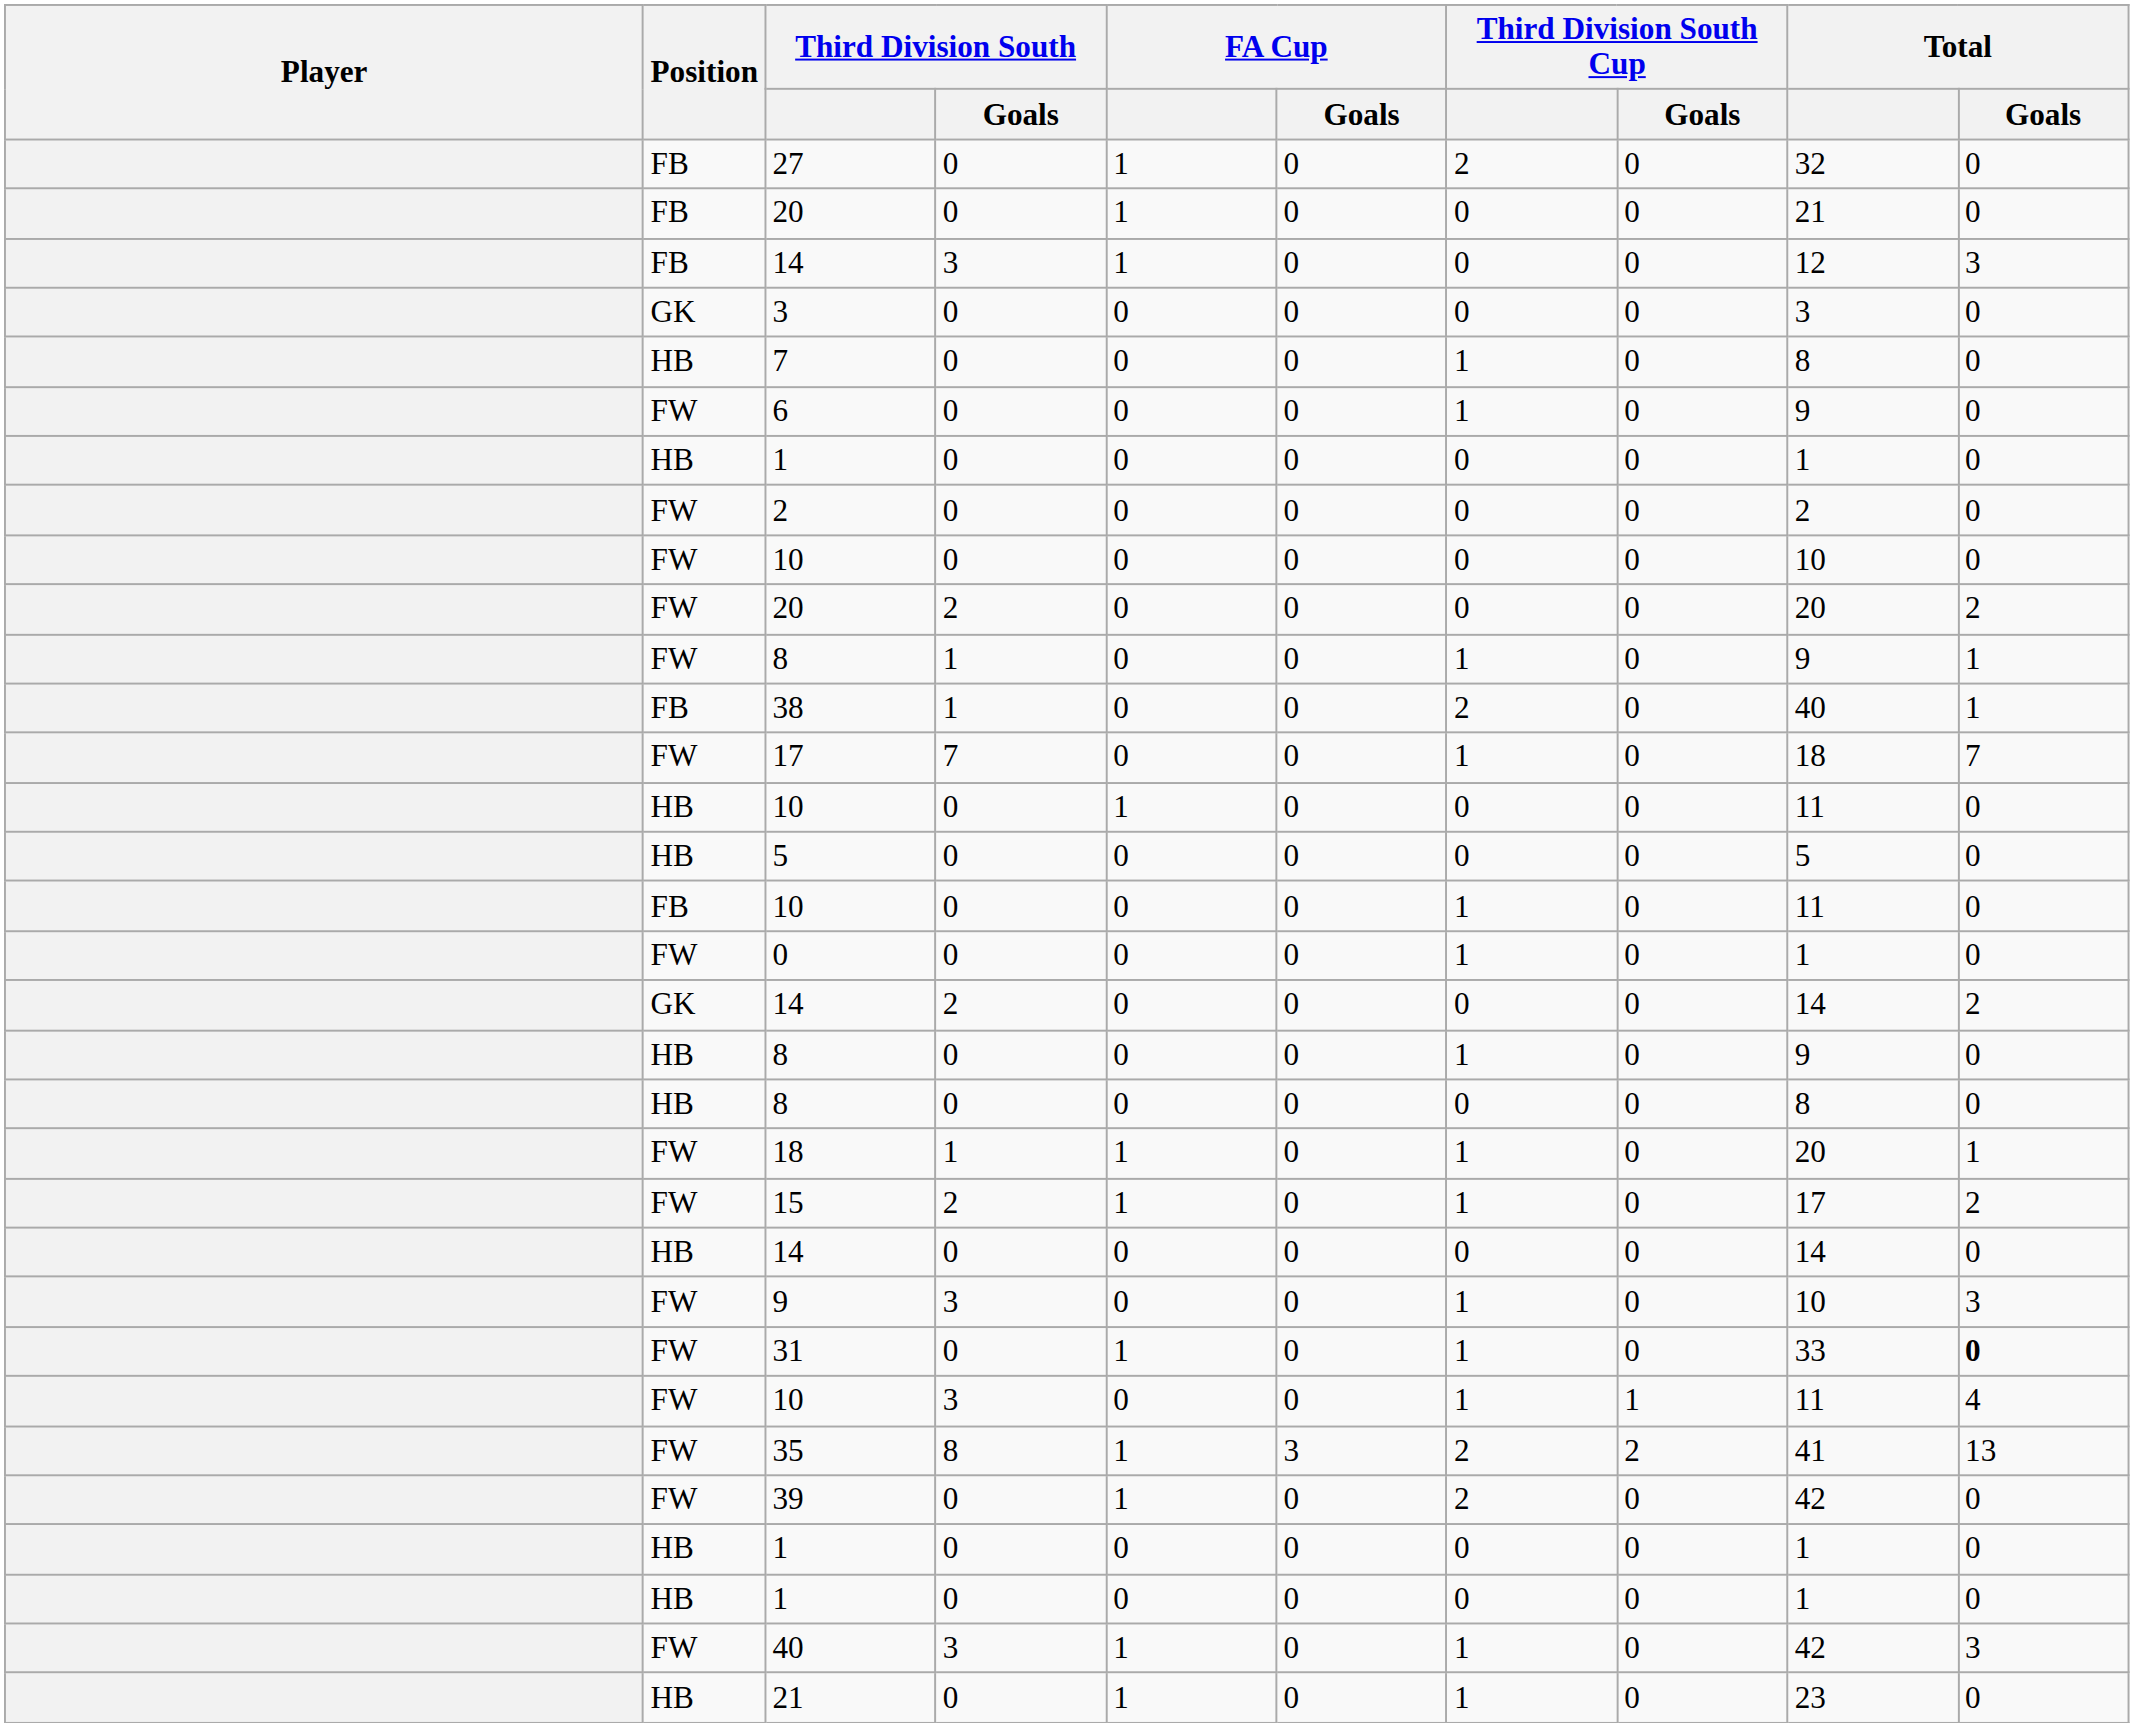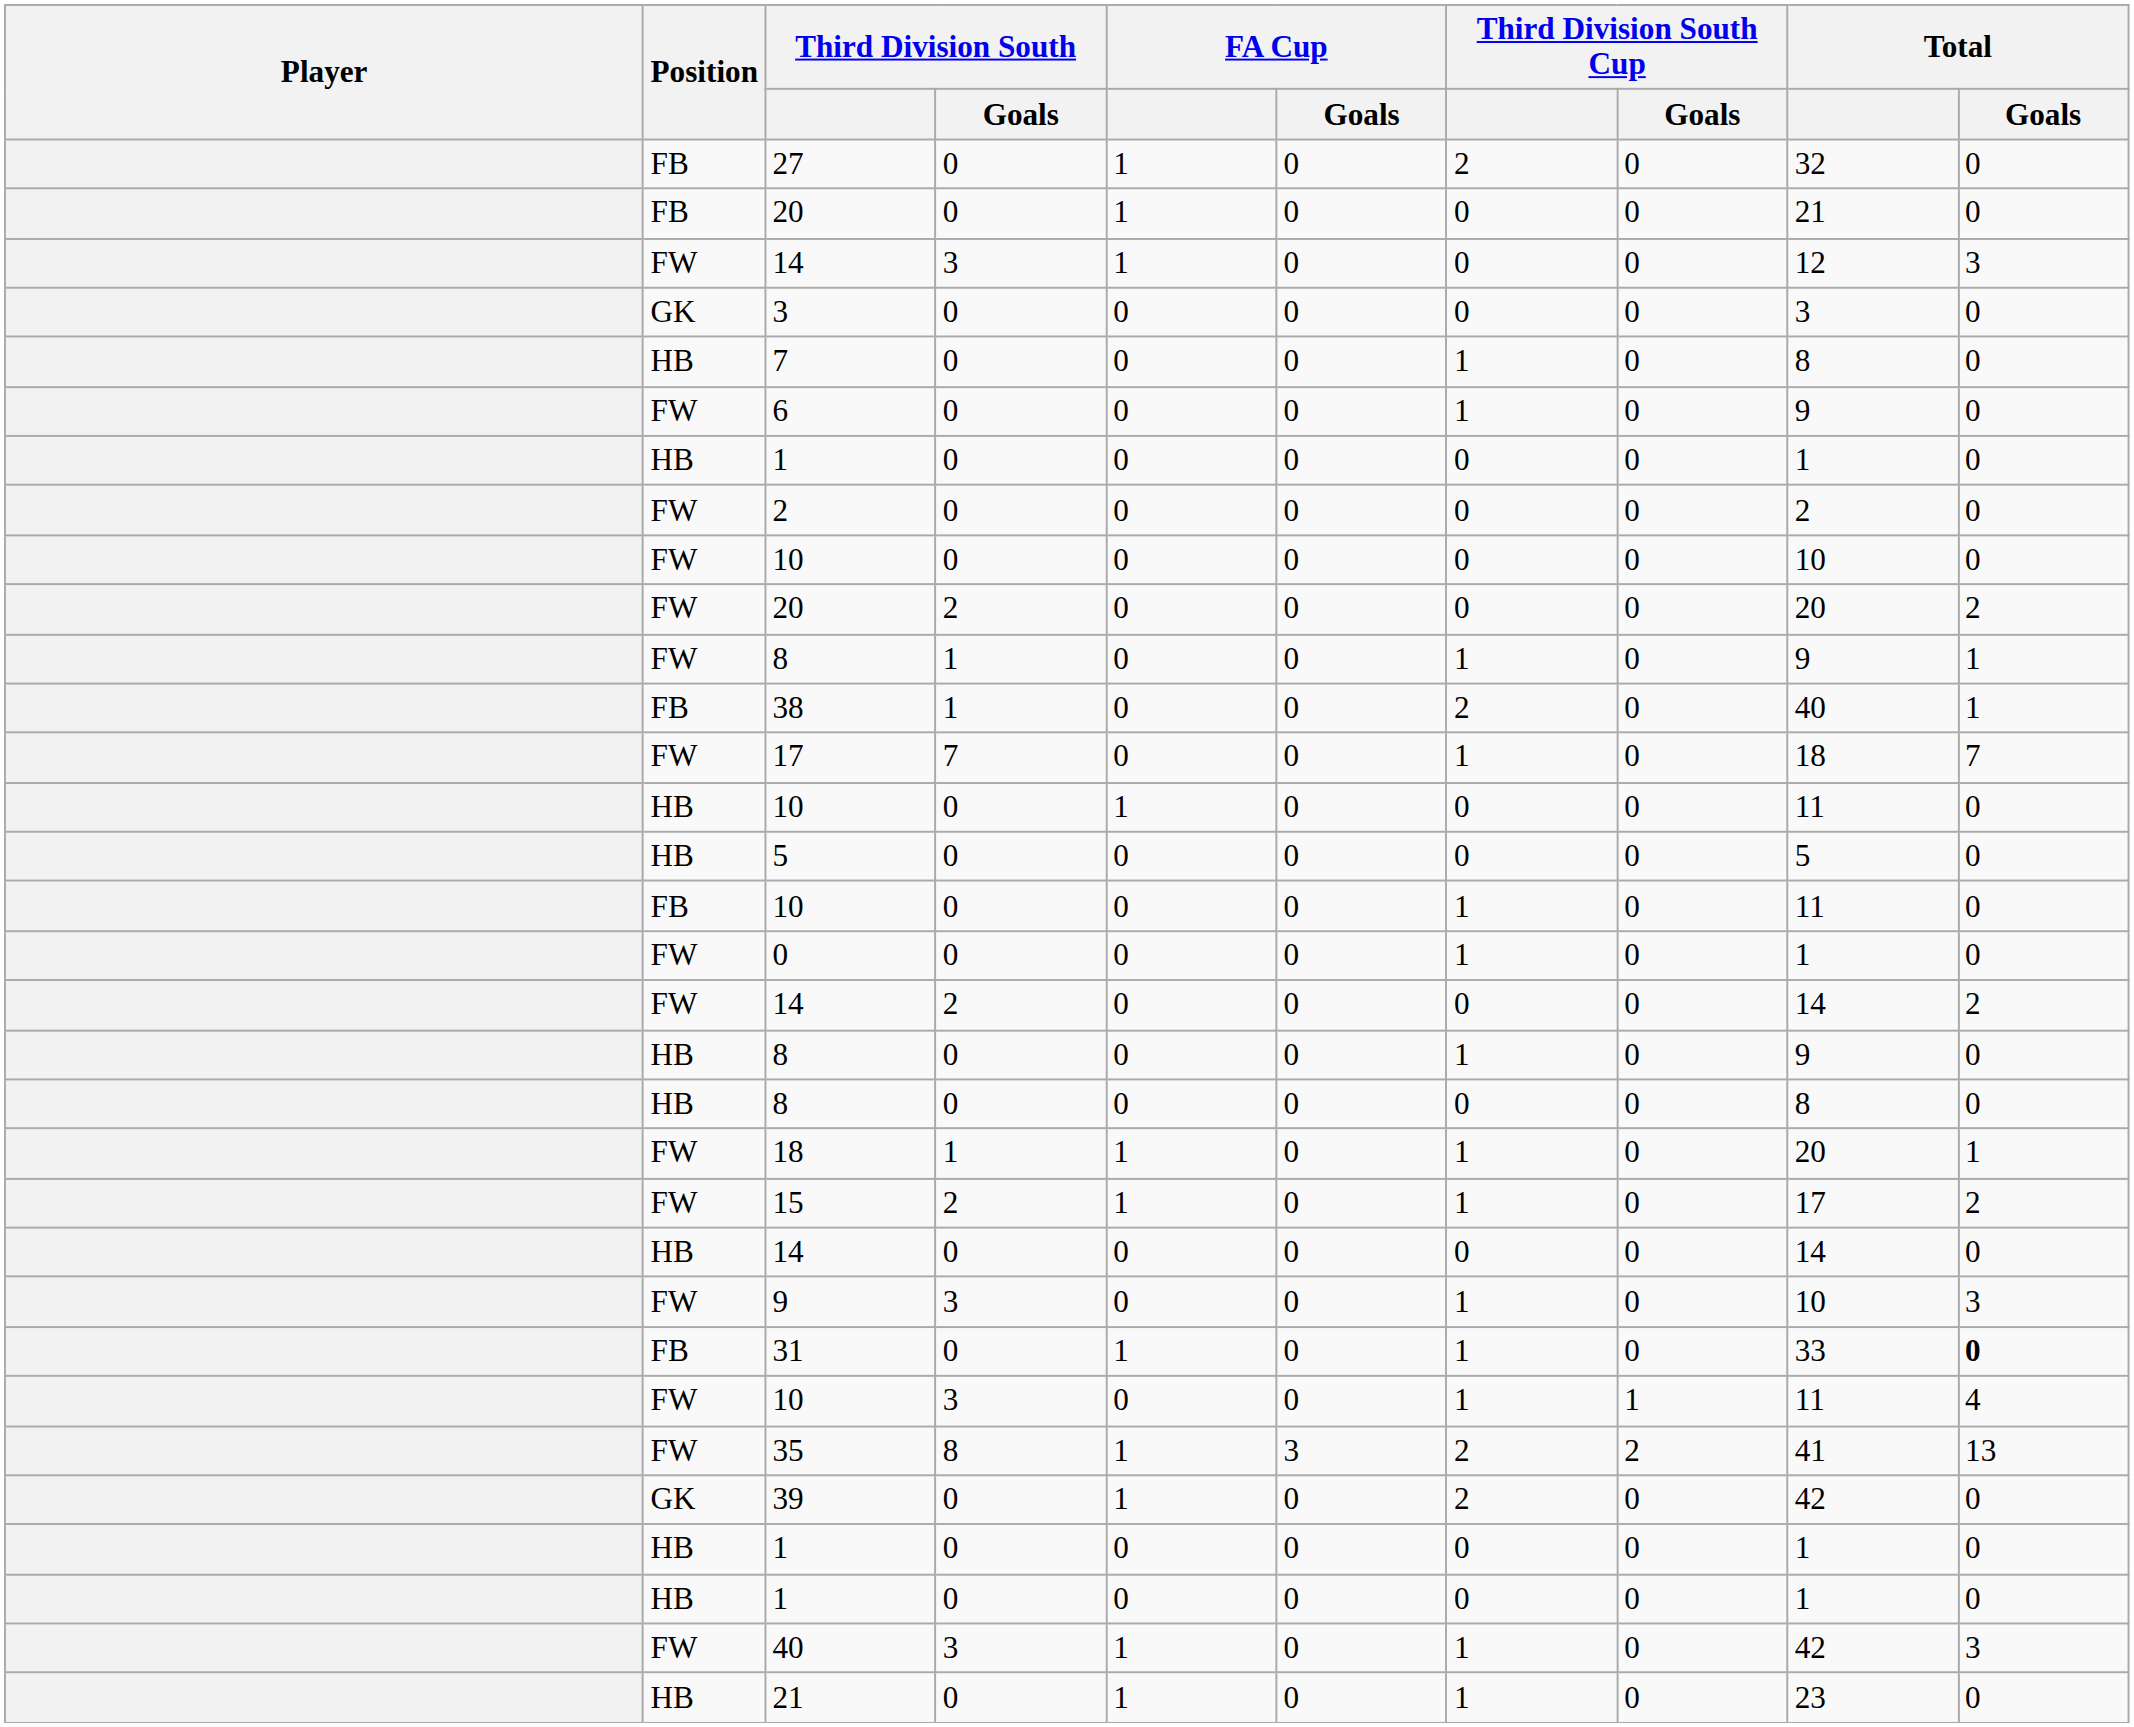(670, 262) FB -> (674, 262) FW
(673, 1004) GK -> (674, 1004) FW
(674, 1350) FW -> (670, 1350) FB
(674, 1499) FW -> (673, 1499) GK
